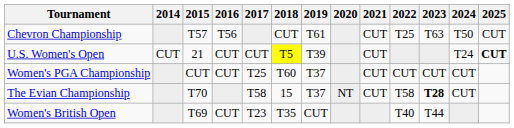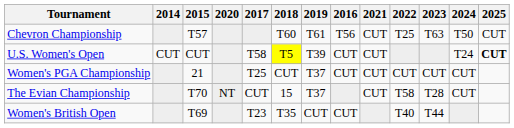columns swapped: (227, 14) <-> (345, 14)
(286, 34) CUT -> (286, 34) T60
(198, 54) 21 -> (198, 54) CUT
(257, 54) CUT -> (257, 54) T58
(198, 73) CUT -> (198, 73) 21
(286, 73) T60 -> (286, 73) CUT
(257, 93) T58 -> (257, 93) CUT
(434, 93) bold -> (434, 93) normal
